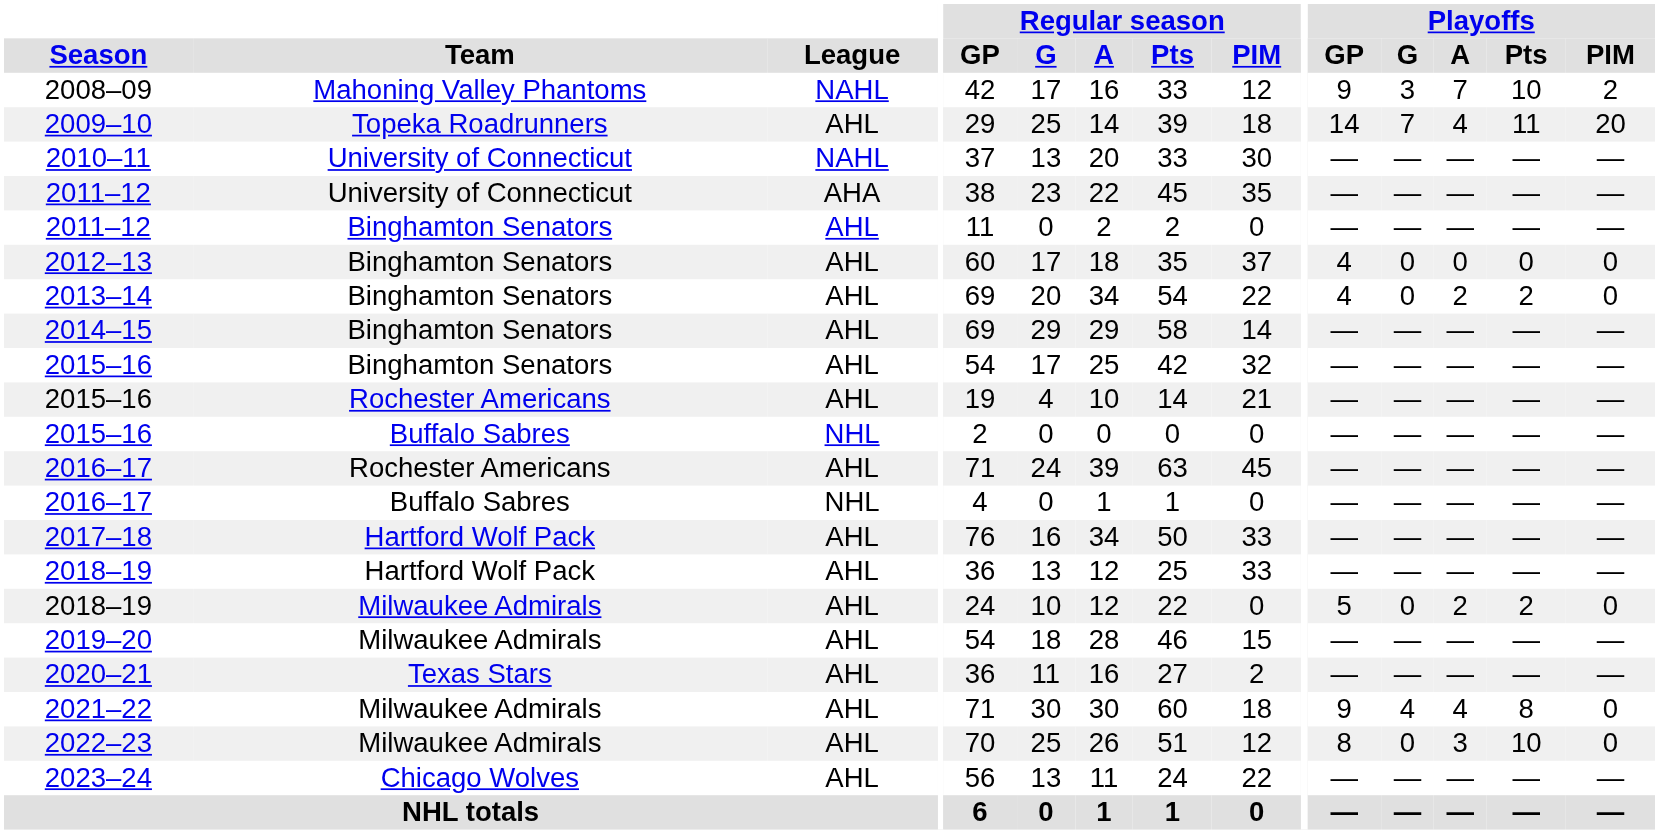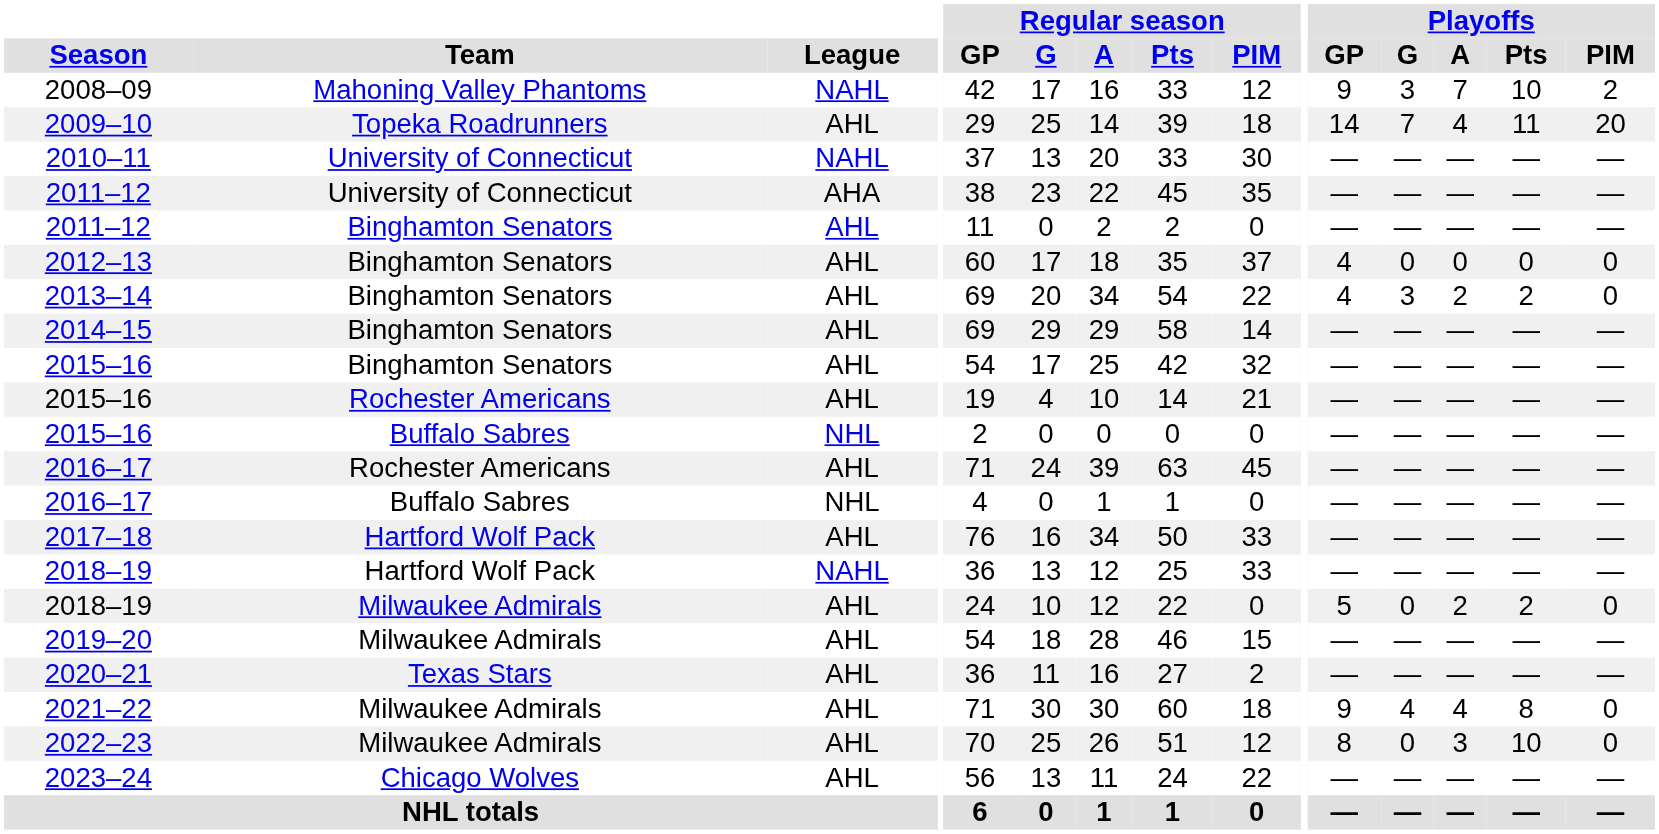(1407, 296) 0 -> (1407, 296) 3
(852, 571) AHL -> (852, 571) NAHL
